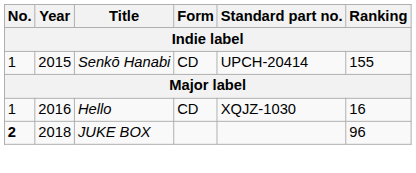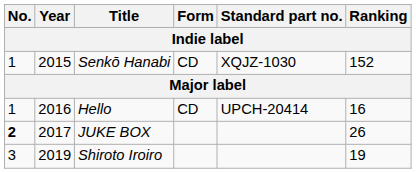(265, 62) UPCH-20414 -> (258, 62) XQJZ-1030
(362, 62) 155 -> (362, 62) 152
(258, 109) XQJZ-1030 -> (265, 109) UPCH-20414
(55, 132) 2018 -> (55, 132) 2017
(358, 132) 96 -> (358, 132) 26
+ row: (120, 156)
